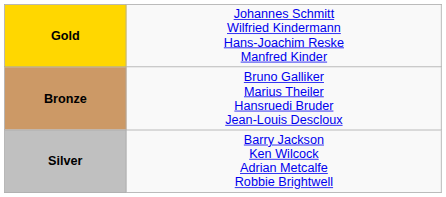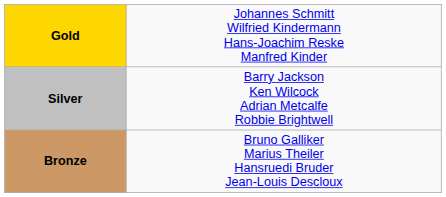rows swapped: (65, 161) <-> (65, 98)
